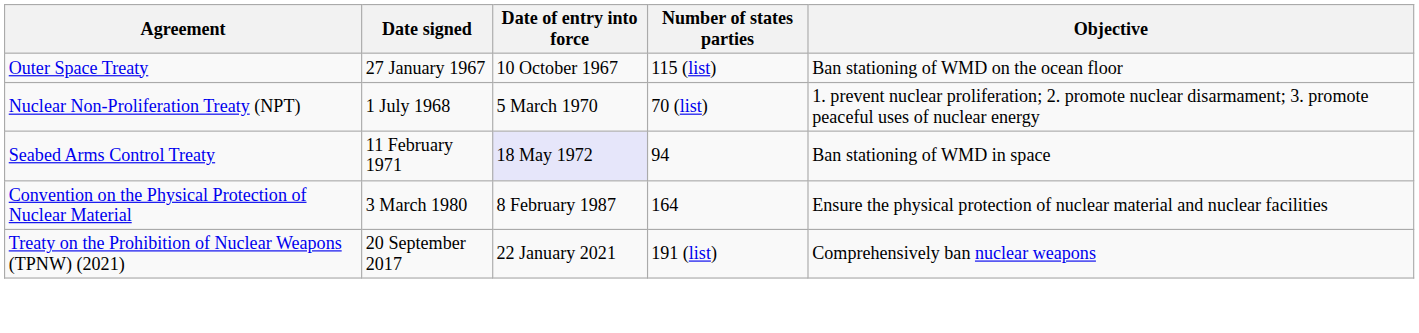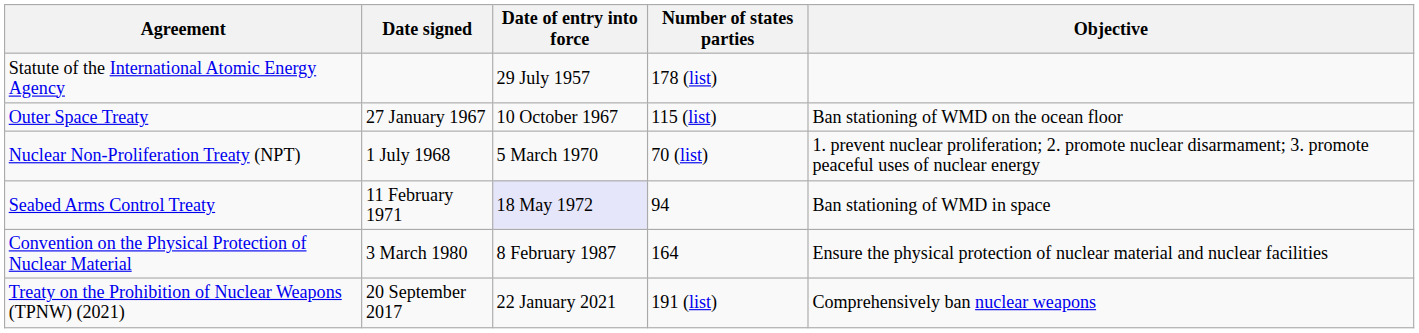+ row: (162, 78)
